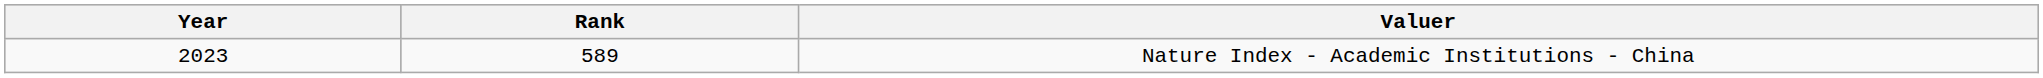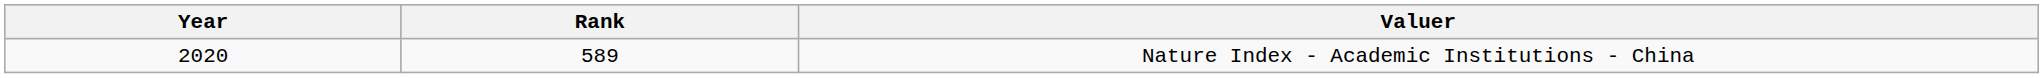(203, 56) 2023 -> (203, 56) 2020
